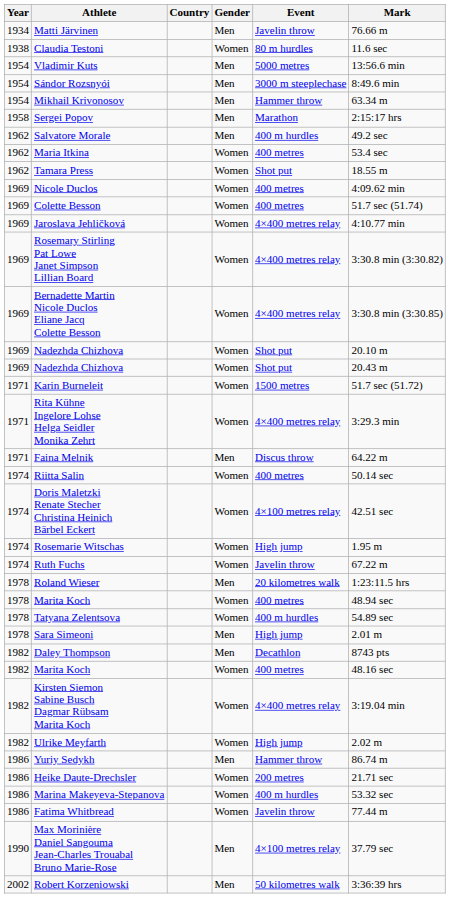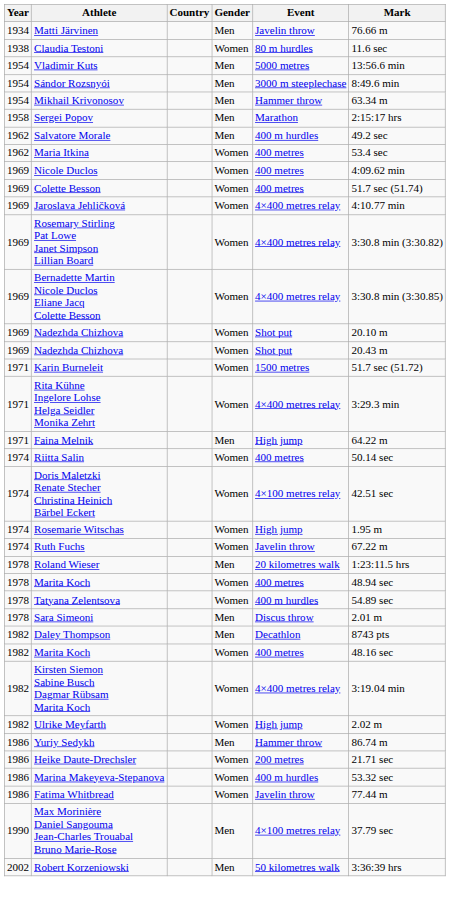- row: (18, 170)
(284, 457) Discus throw -> (279, 440) High jump
(279, 635) High jump -> (284, 617) Discus throw
